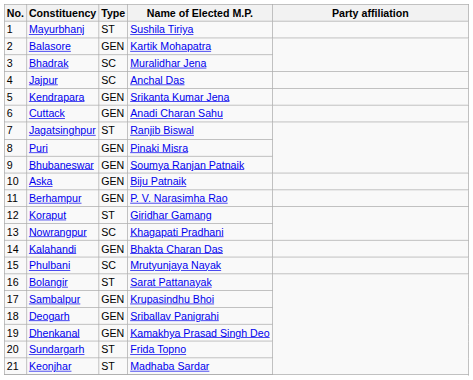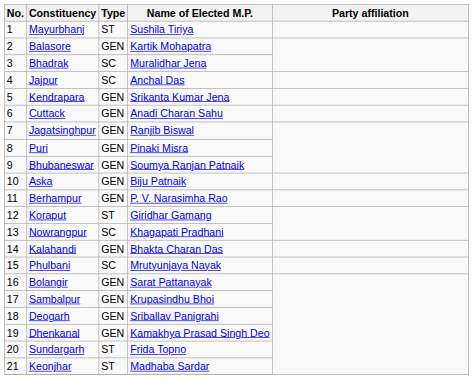(108, 131) ST -> (113, 131) GEN
(108, 282) ST -> (113, 282) GEN
